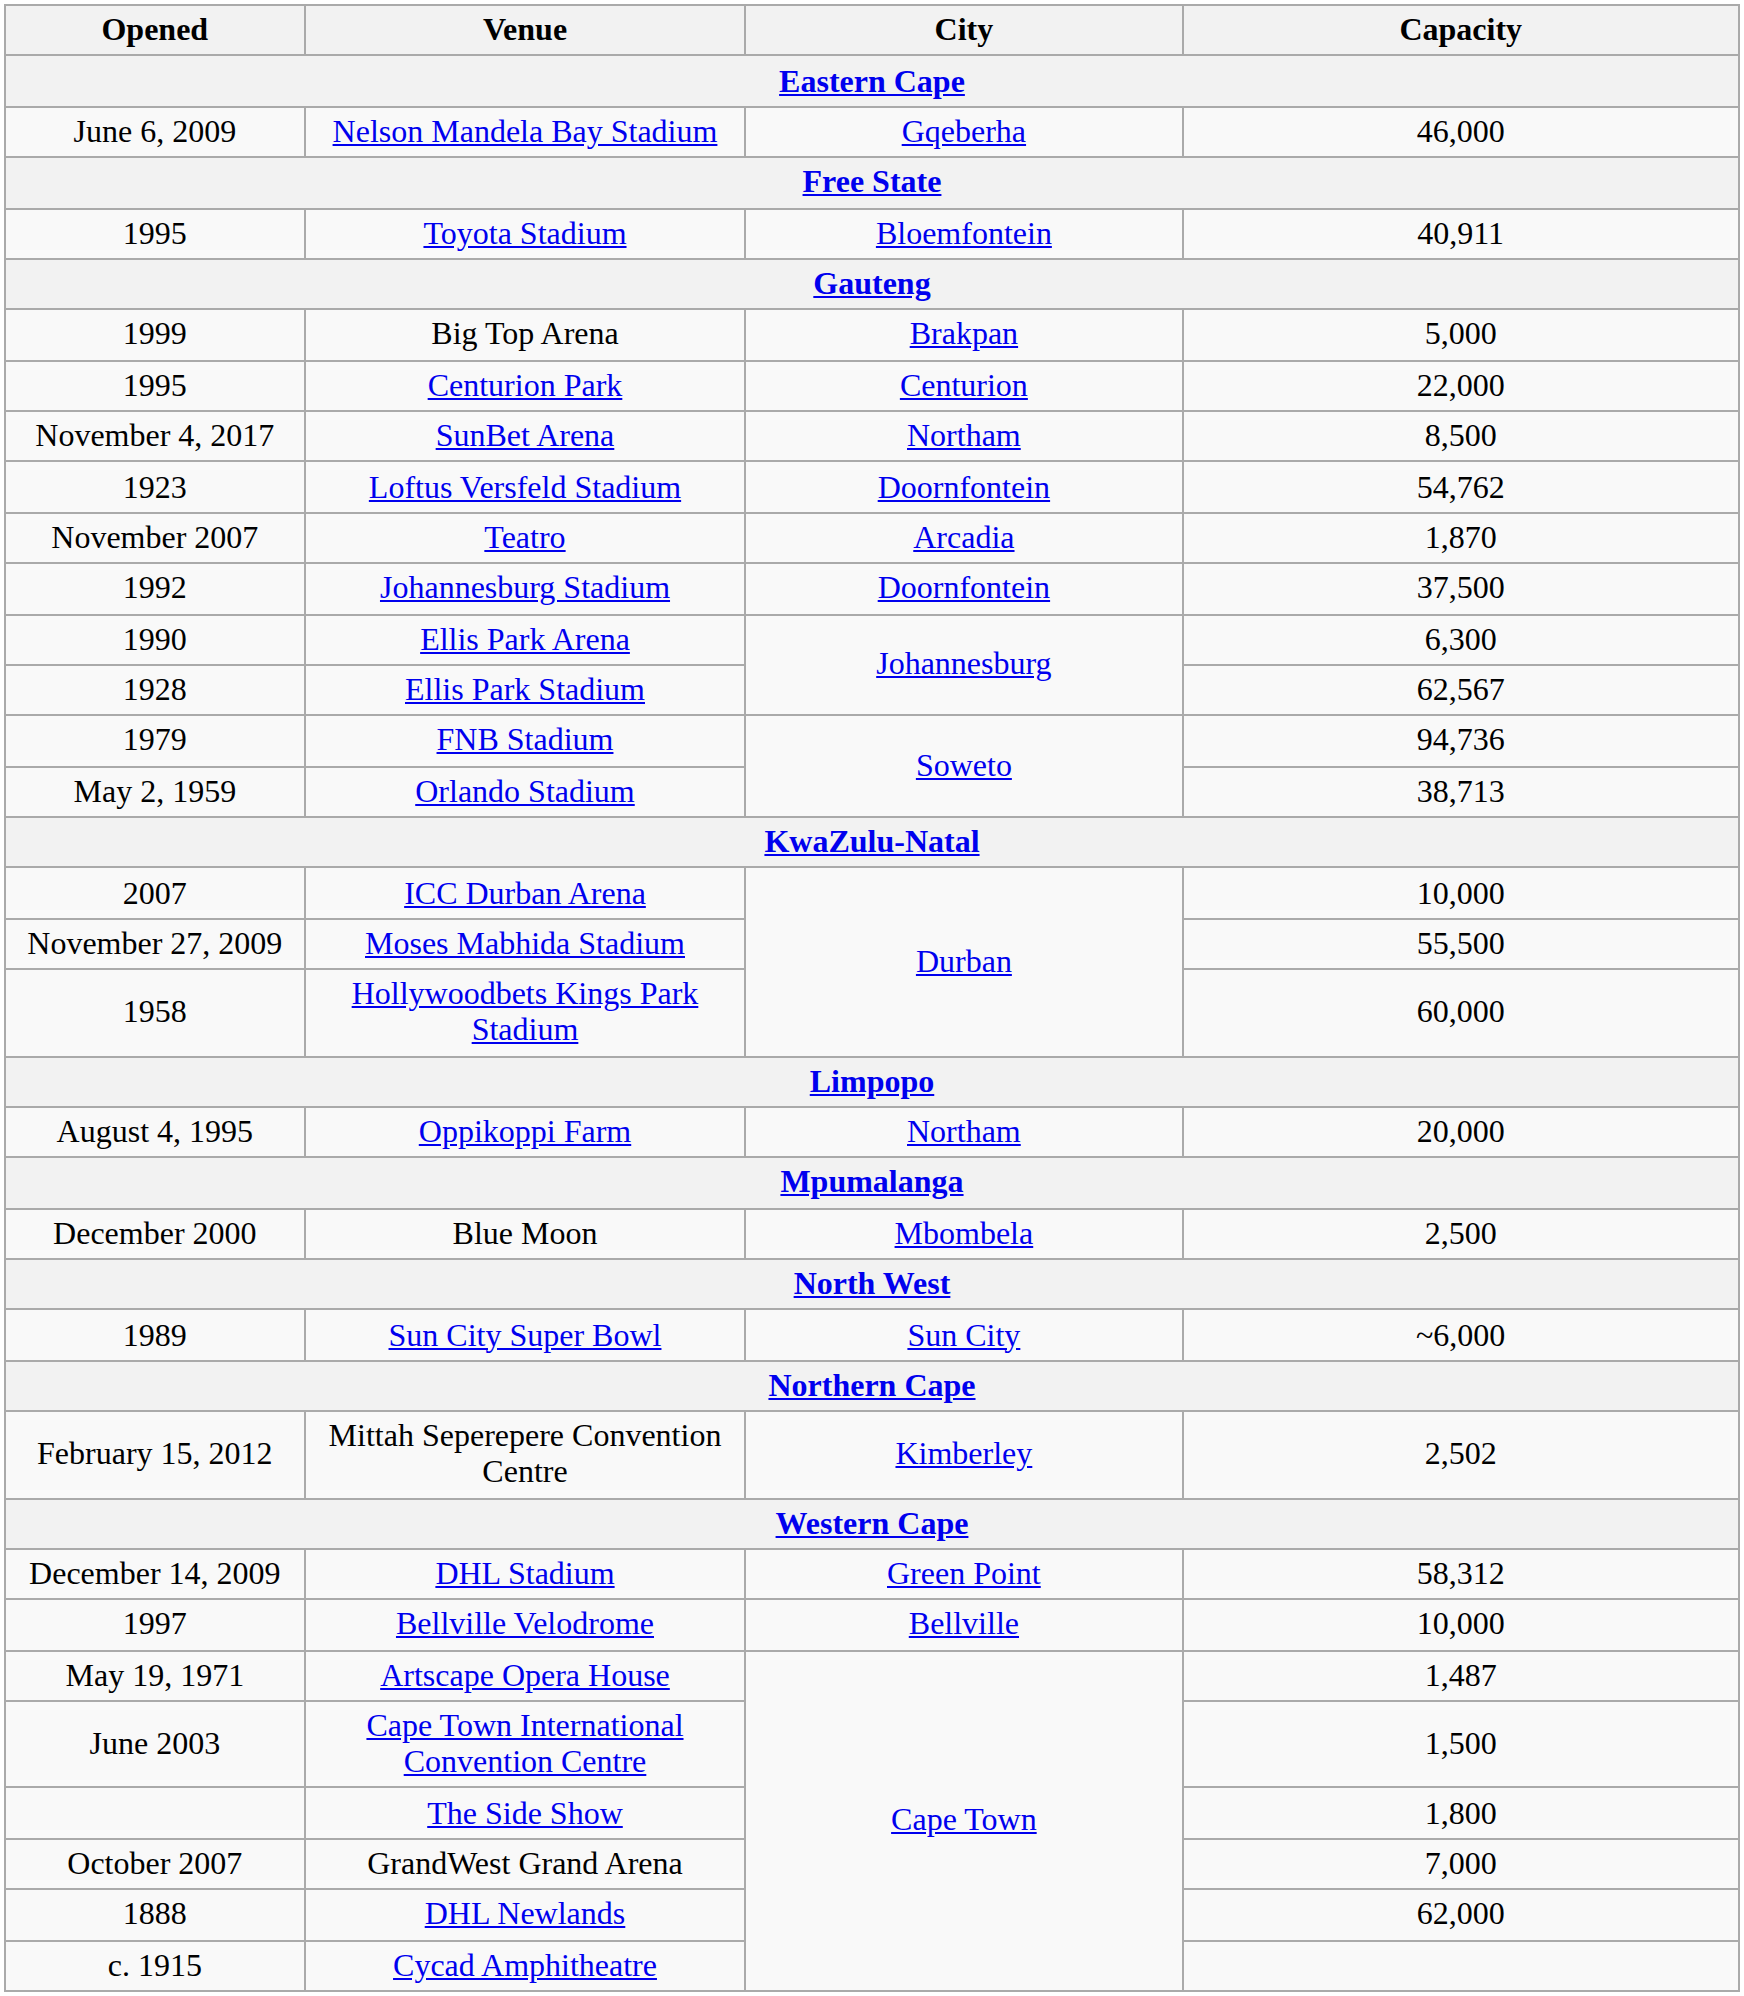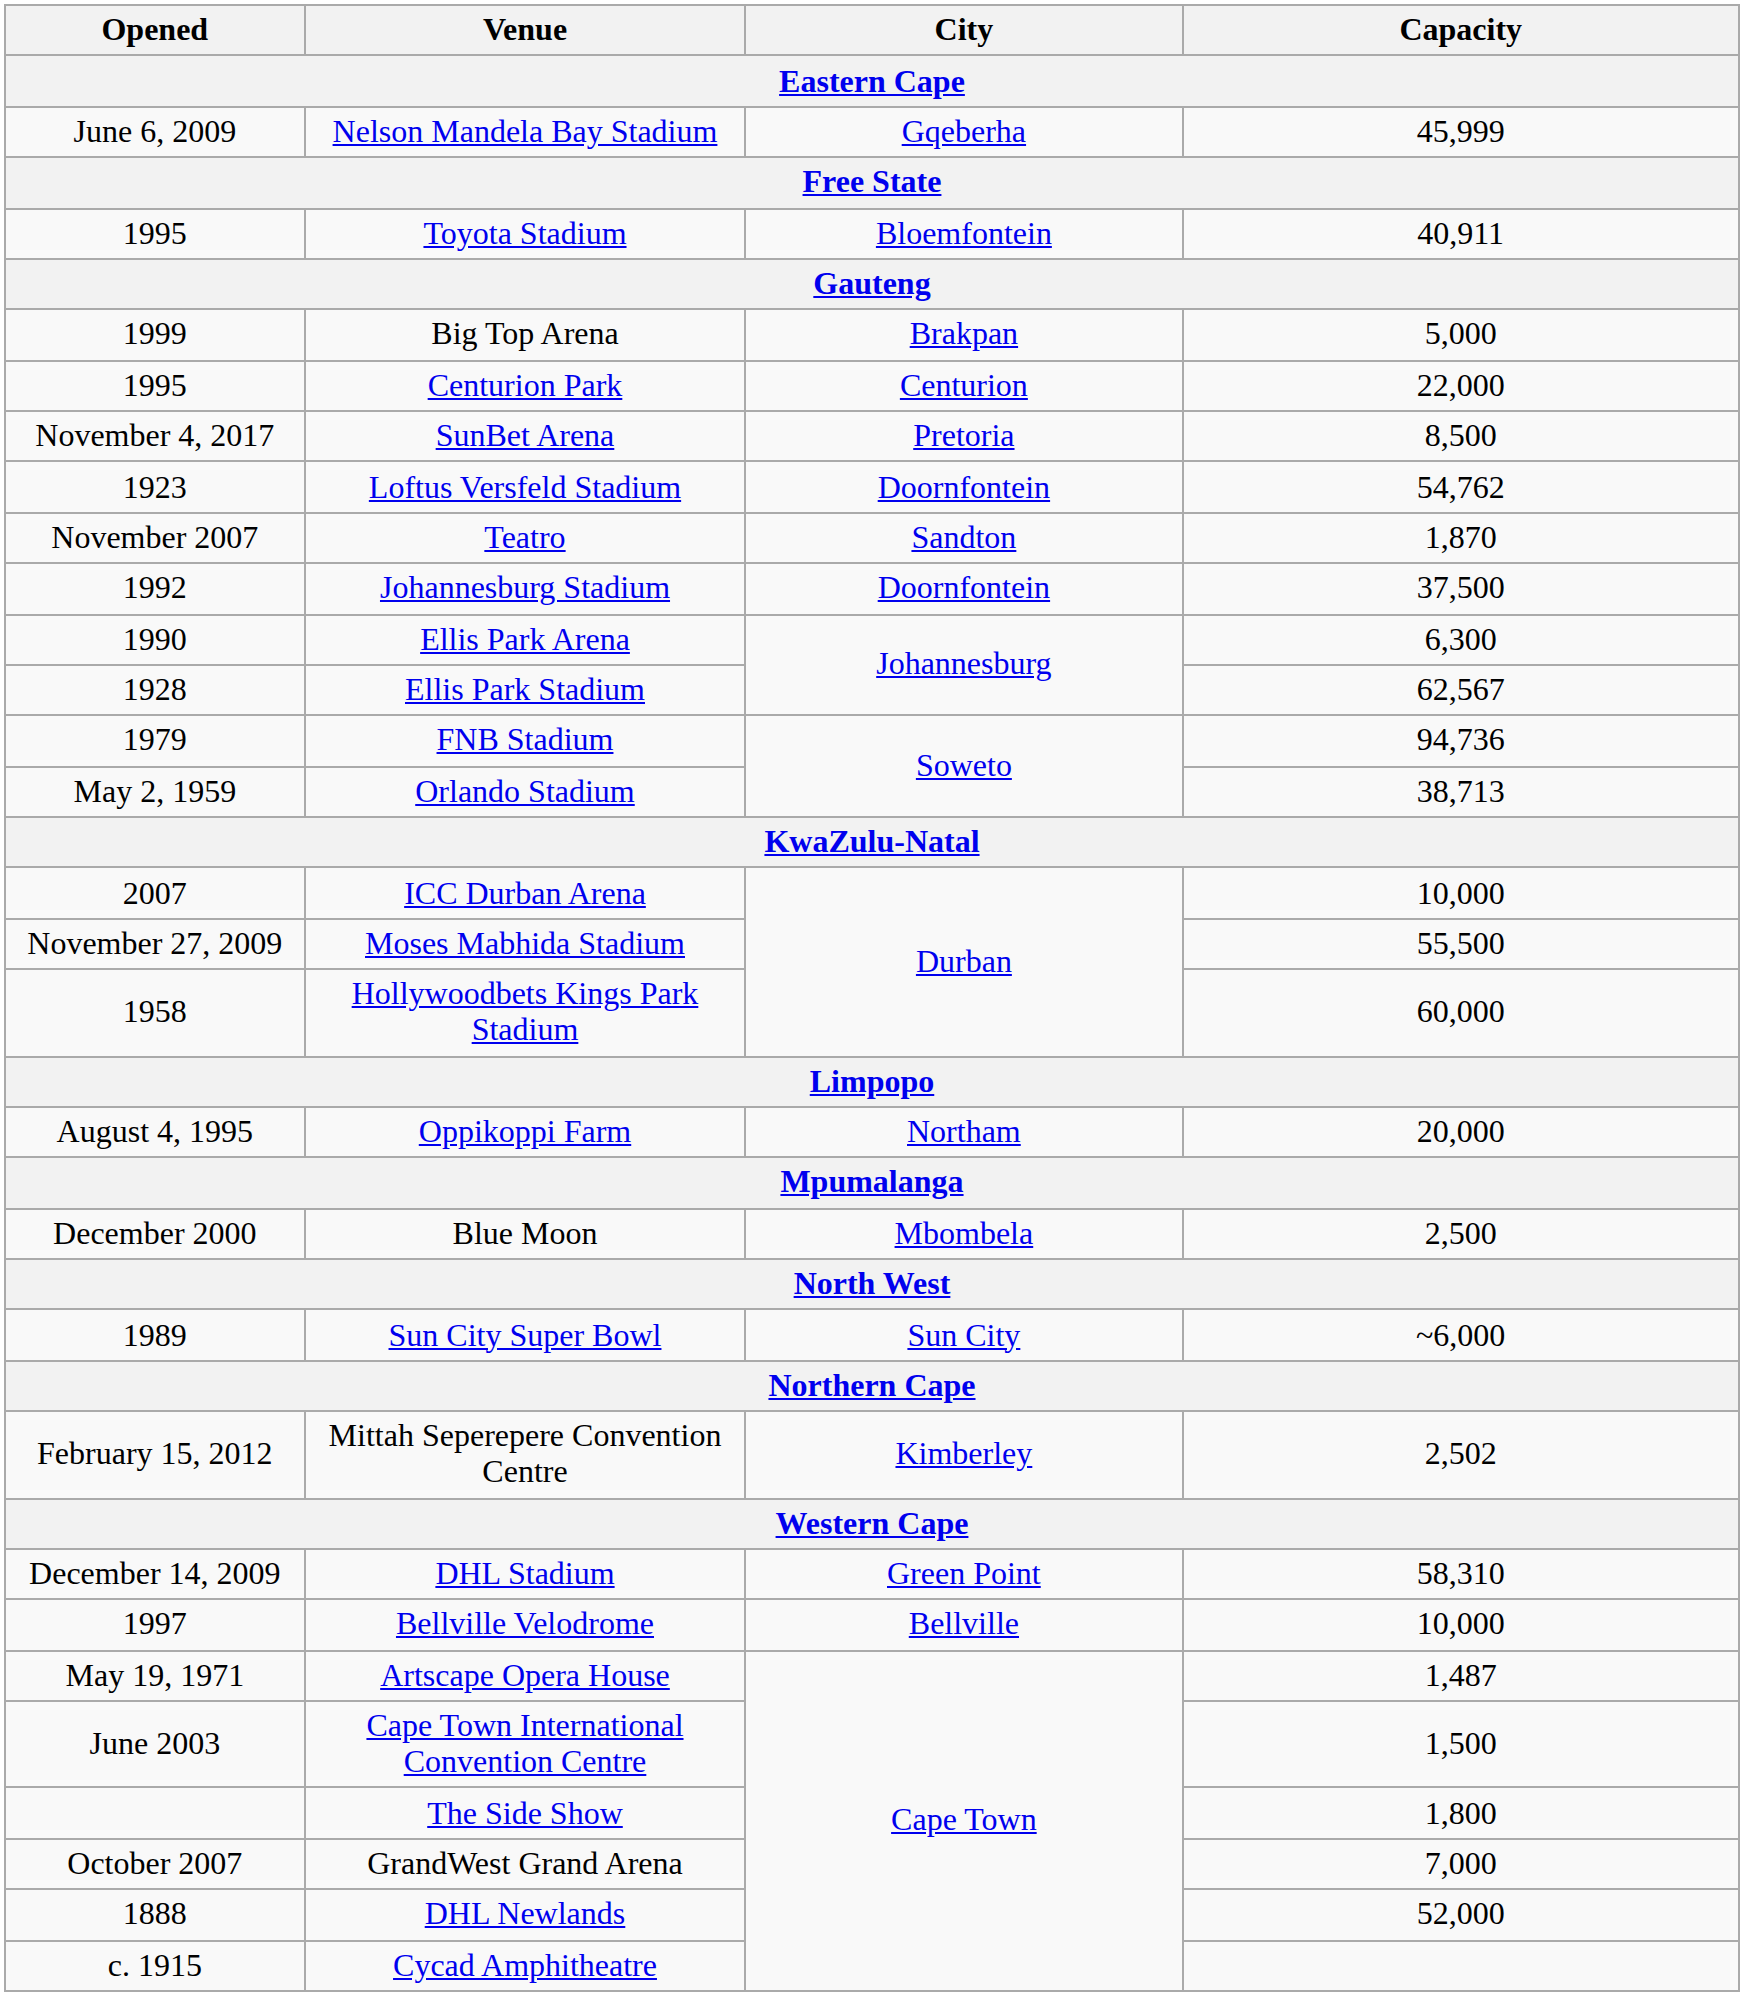(1461, 131) 46,000 -> (1461, 131) 45,999
(964, 435) Northam -> (964, 435) Pretoria
(964, 537) Arcadia -> (964, 537) Sandton
(1461, 1573) 58,312 -> (1461, 1573) 58,310
(1461, 1914) 62,000 -> (1461, 1914) 52,000
